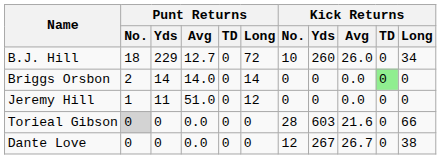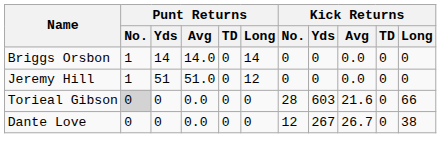- row: (43, 58)
(128, 79) 2 -> (128, 58) 1
(383, 79) lightgreen background -> (383, 58) no background
(162, 101) 11 -> (162, 79) 51
